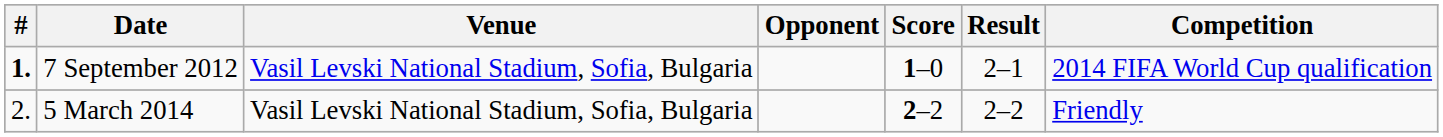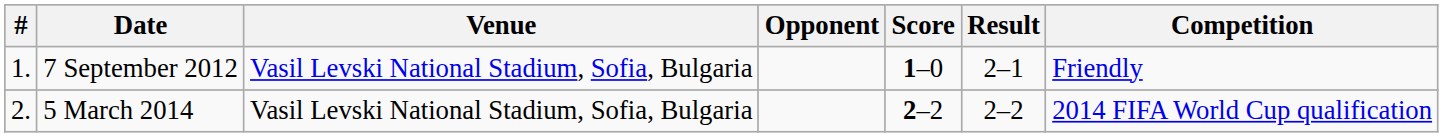(21, 68) bold -> (21, 68) normal
(1242, 68) 2014 FIFA World Cup qualification -> (1097, 68) Friendly
(1097, 110) Friendly -> (1242, 110) 2014 FIFA World Cup qualification
